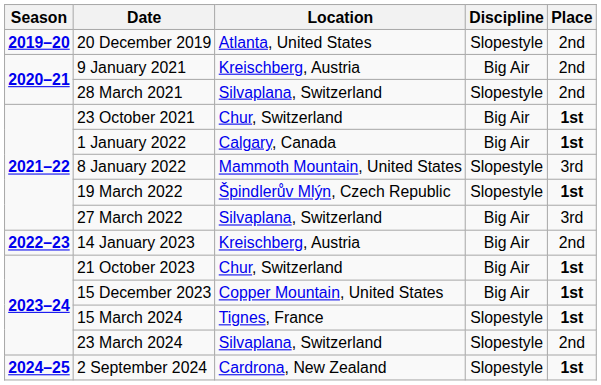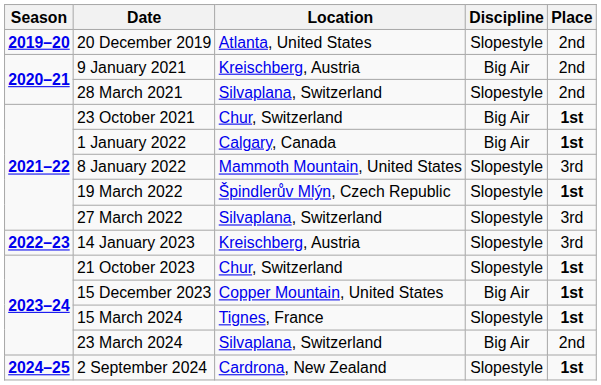(507, 217) Big Air -> (507, 217) Slopestyle
(507, 242) Big Air -> (507, 242) Slopestyle
(572, 242) 2nd -> (572, 242) 3rd
(507, 267) Big Air -> (507, 267) Slopestyle
(507, 343) Slopestyle -> (507, 343) Big Air
